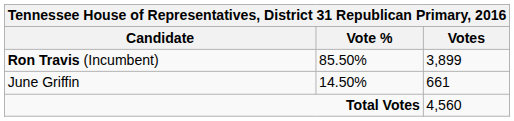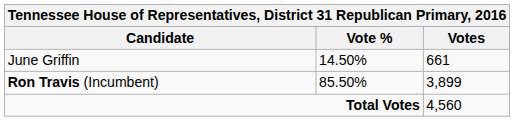rows swapped: (83, 60) <-> (44, 82)
